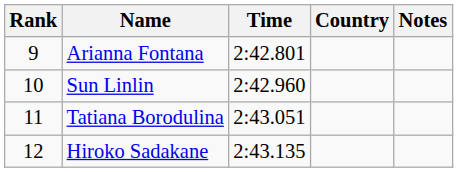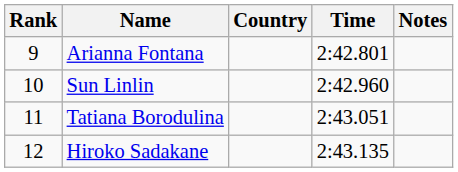columns swapped: (352, 20) <-> (269, 20)
